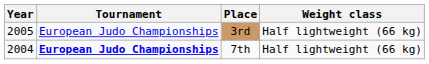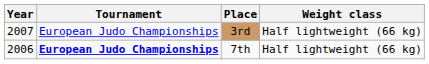(20, 31) 2005 -> (20, 31) 2007
(20, 49) 2004 -> (20, 49) 2006
